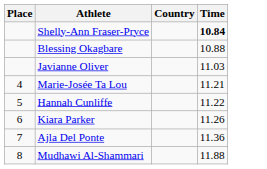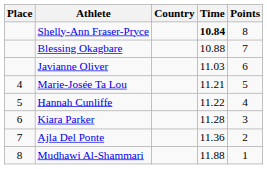+ column: (245, 13)
(212, 119) 11.26 -> (212, 119) 11.28
